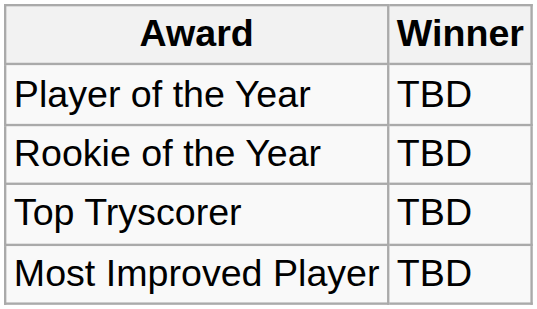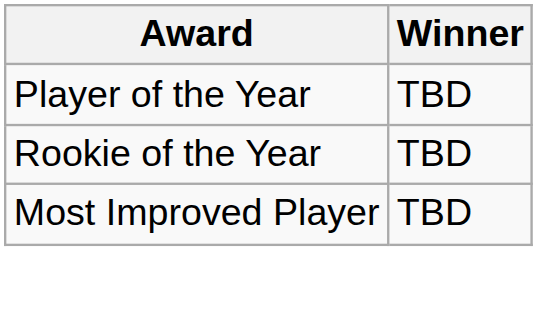- row: (128, 213)
